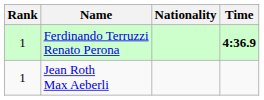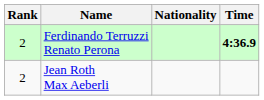(23, 42) 1 -> (23, 42) 2
(23, 77) 1 -> (23, 77) 2
